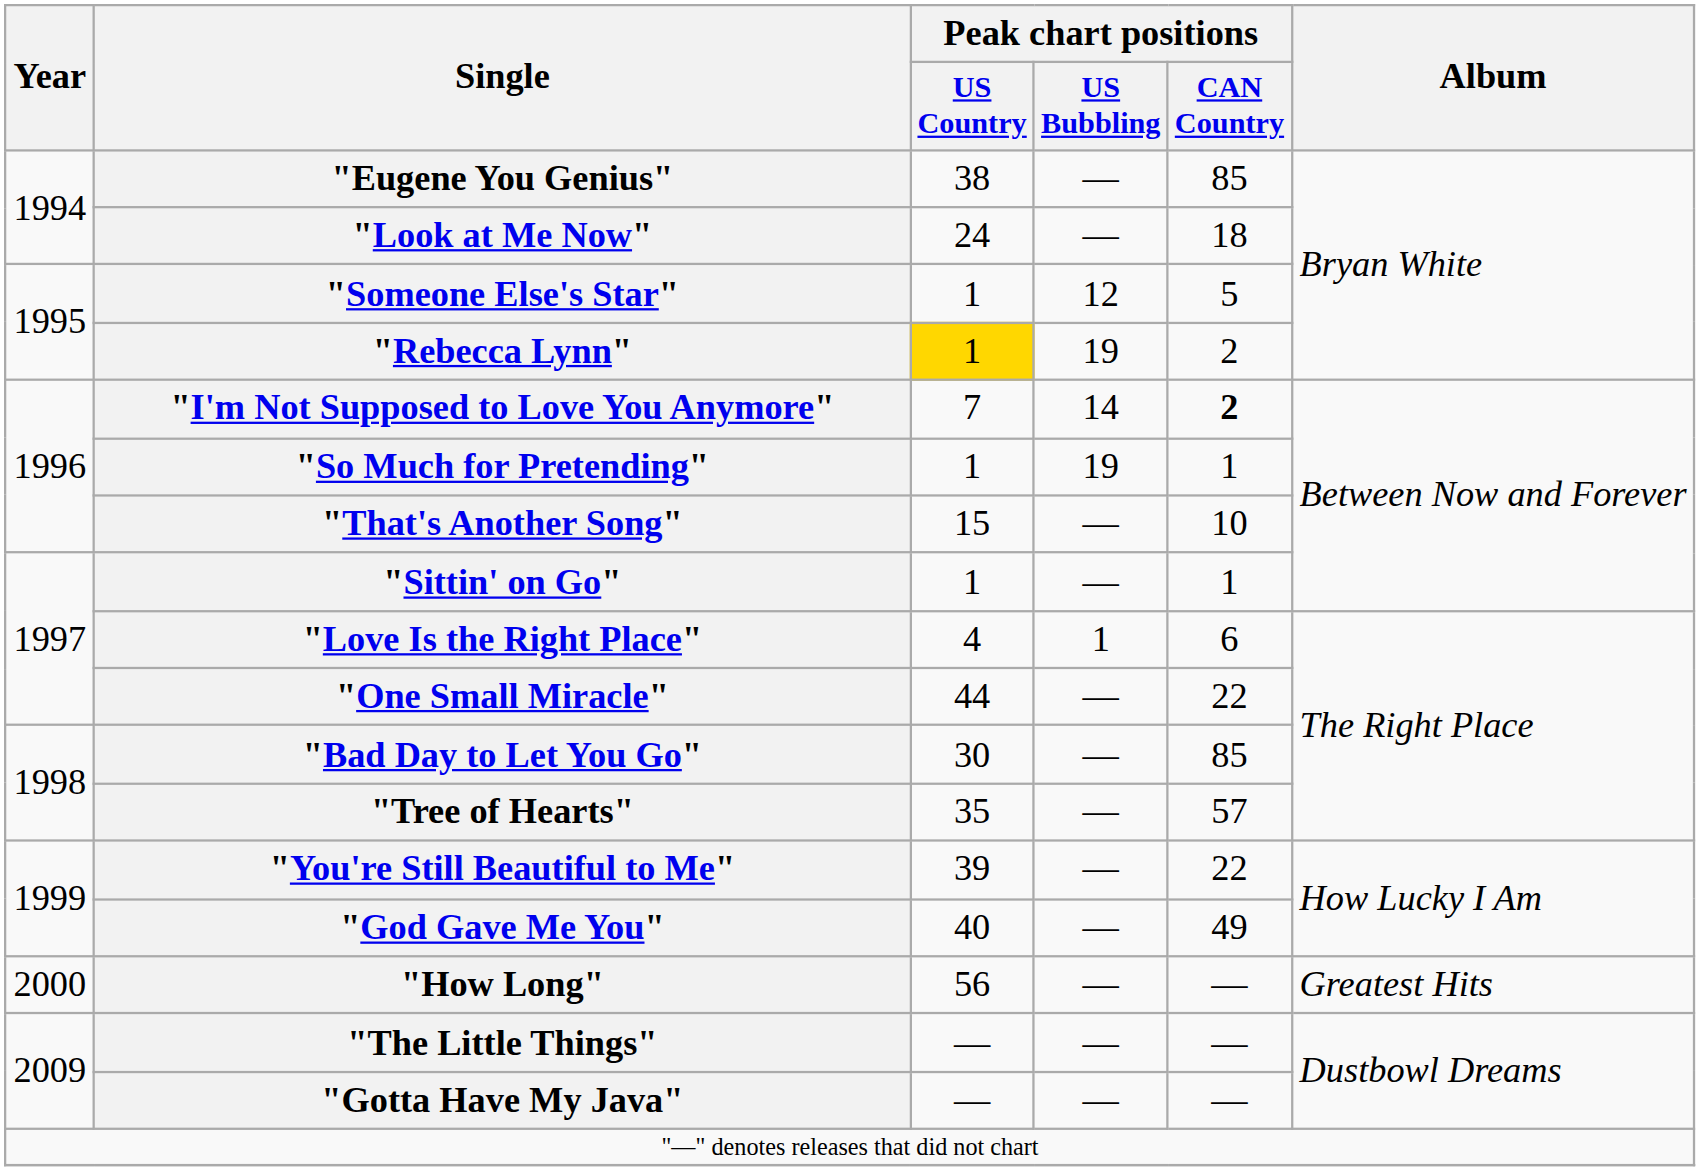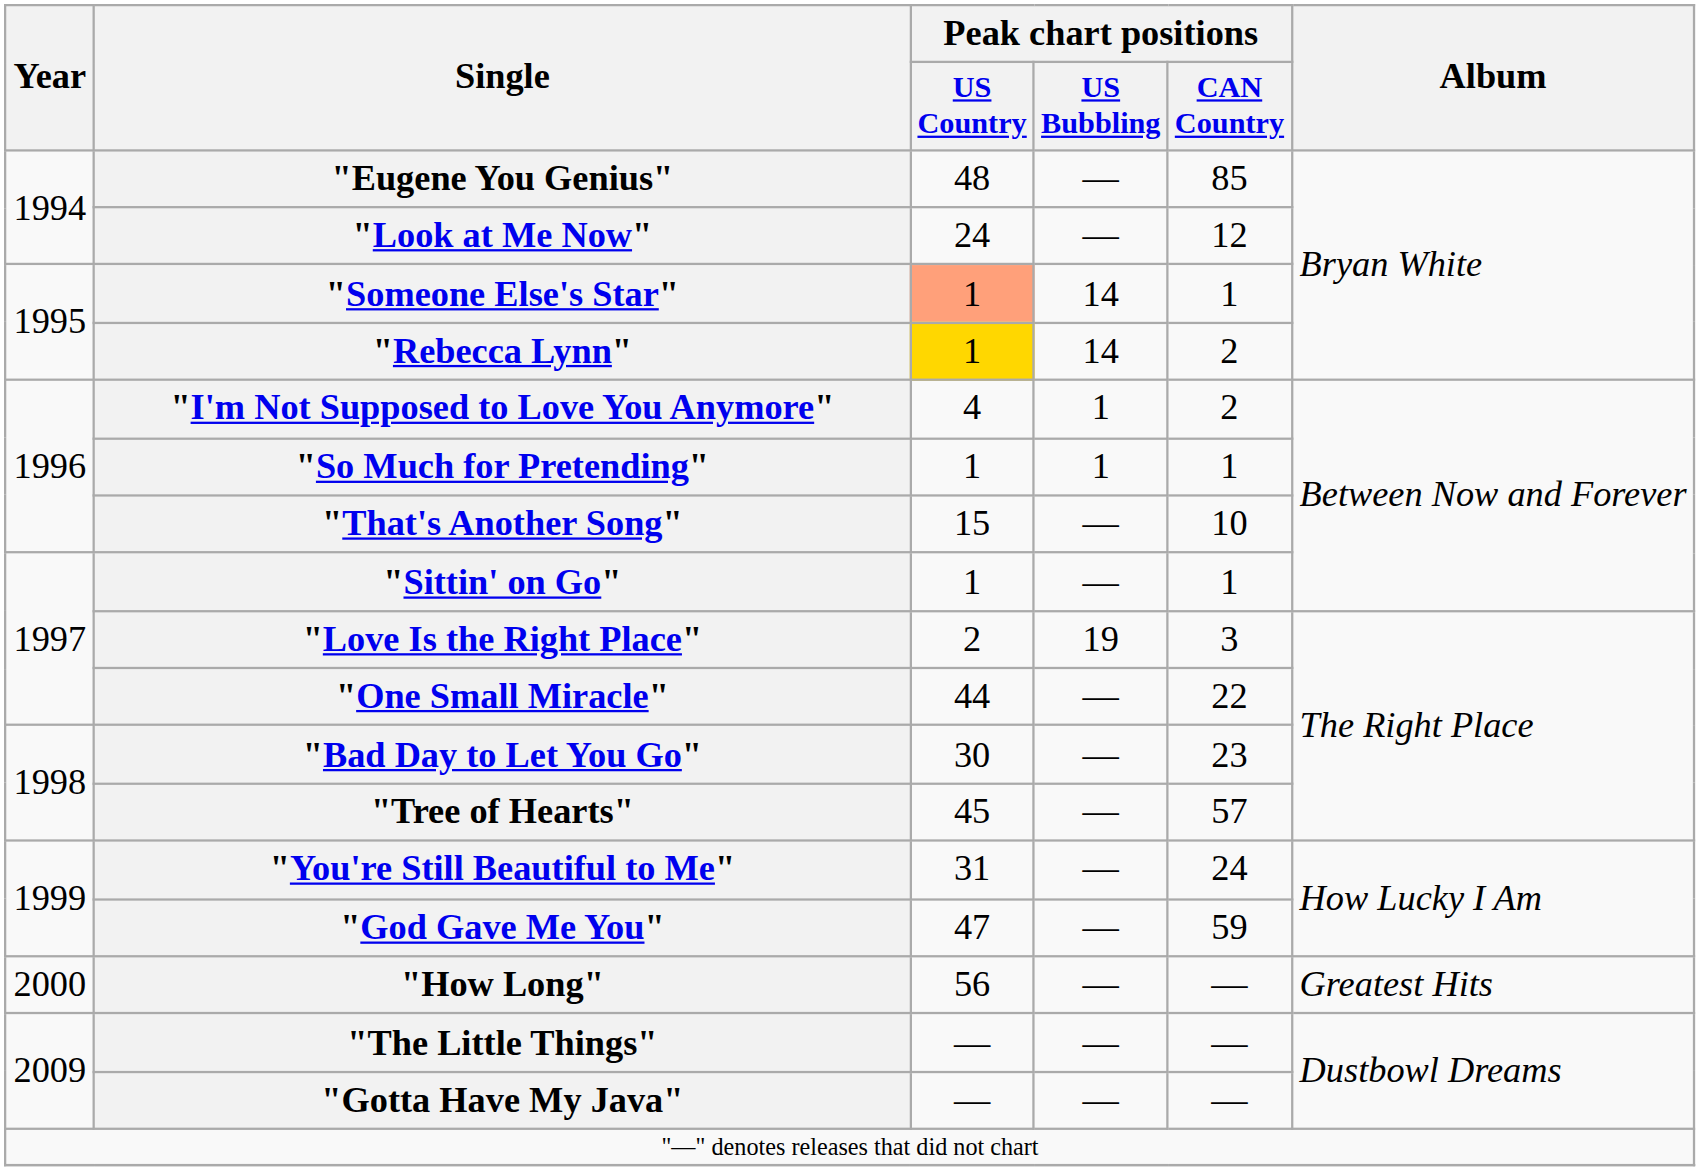(972, 177) 38 -> (972, 177) 48
(1229, 235) 18 -> (1229, 235) 12
(972, 293) no background -> (972, 293) lightsalmon background
(1101, 293) 12 -> (1101, 293) 14
(1229, 293) 5 -> (1229, 293) 1
(1101, 350) 19 -> (1101, 350) 14
(972, 408) 7 -> (972, 408) 4
(1101, 408) 14 -> (1101, 408) 1
(1229, 408) bold -> (1229, 408) normal
(1101, 465) 19 -> (1101, 465) 1
(972, 638) 4 -> (972, 638) 2
(1101, 638) 1 -> (1101, 638) 19
(1229, 638) 6 -> (1229, 638) 3
(1229, 753) 85 -> (1229, 753) 23
(972, 811) 35 -> (972, 811) 45
(972, 869) 39 -> (972, 869) 31
(1229, 869) 22 -> (1229, 869) 24
(972, 926) 40 -> (972, 926) 47
(1229, 926) 49 -> (1229, 926) 59
